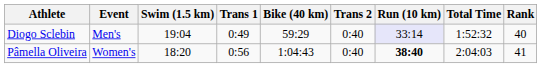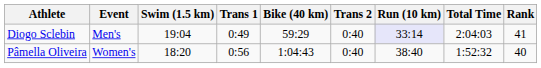(474, 34) 1:52:32 -> (474, 34) 2:04:03
(520, 34) 40 -> (520, 34) 41
(409, 53) bold -> (409, 53) normal
(474, 53) 2:04:03 -> (474, 53) 1:52:32
(520, 53) 41 -> (520, 53) 40
